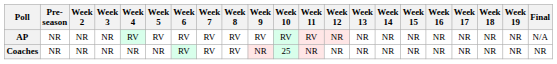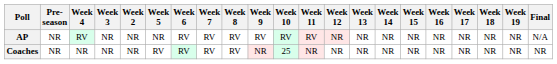columns swapped: (82, 17) <-> (133, 17)
(158, 37) RV -> (158, 37) NR
(158, 52) NR -> (158, 52) RV
